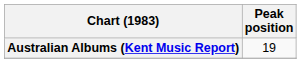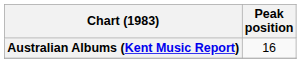(269, 48) 19 -> (269, 48) 16
